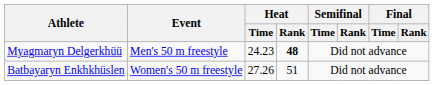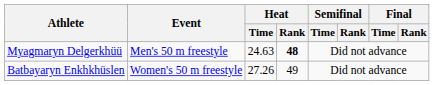(261, 51) 24.23 -> (261, 51) 24.63
(292, 71) 51 -> (292, 71) 49
